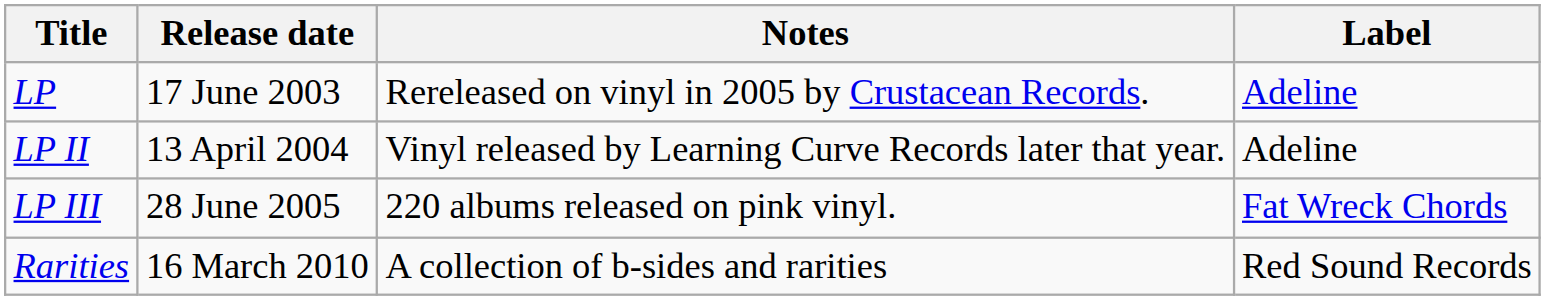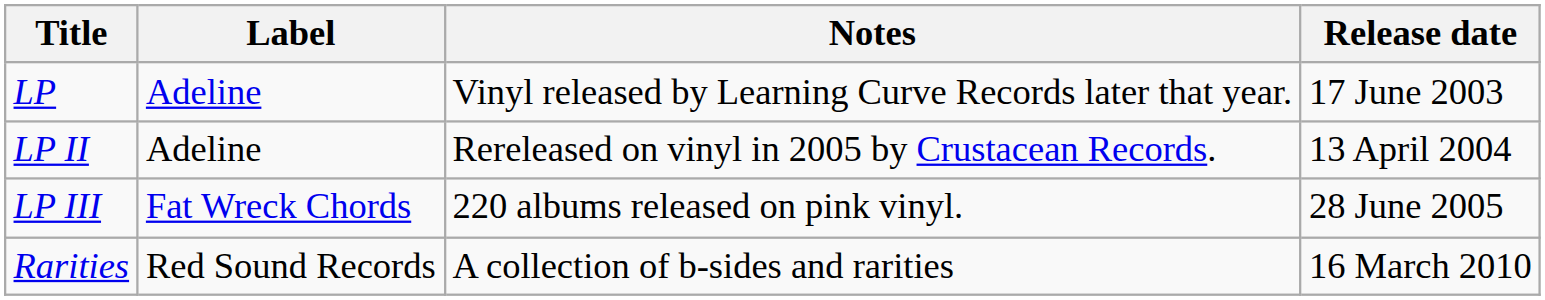columns swapped: (257, 33) <-> (1387, 33)
(768, 91) Rereleased on vinyl in 2005 by Crustacean Records. -> (872, 91) Vinyl released by Learning Curve Records later that year.
(805, 149) Vinyl released by Learning Curve Records later that year. -> (834, 149) Rereleased on vinyl in 2005 by Crustacean Records.
